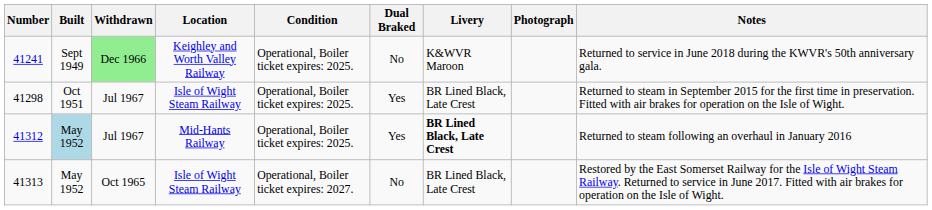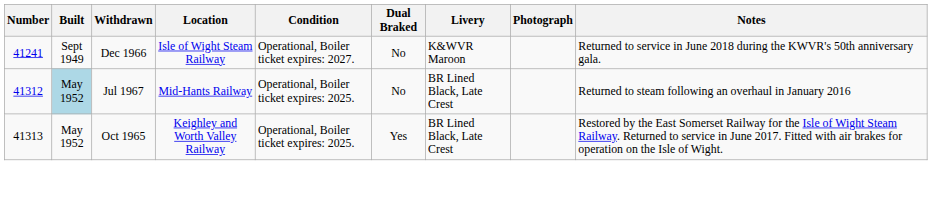(123, 59) lightgreen background -> (123, 52) no background
(205, 59) Keighley and Worth Valley Railway -> (205, 52) Isle of Wight Steam Railway
(305, 59) Operational, Boiler ticket expires: 2025. -> (306, 52) Operational, Boiler ticket expires: 2027.
- row: (28, 98)
(397, 136) Yes -> (398, 91) No
(455, 136) bold -> (455, 91) normal
(205, 182) Isle of Wight Steam Railway -> (205, 136) Keighley and Worth Valley Railway
(305, 182) Operational, Boiler ticket expires: 2027. -> (306, 136) Operational, Boiler ticket expires: 2025.
(397, 182) No -> (398, 136) Yes
